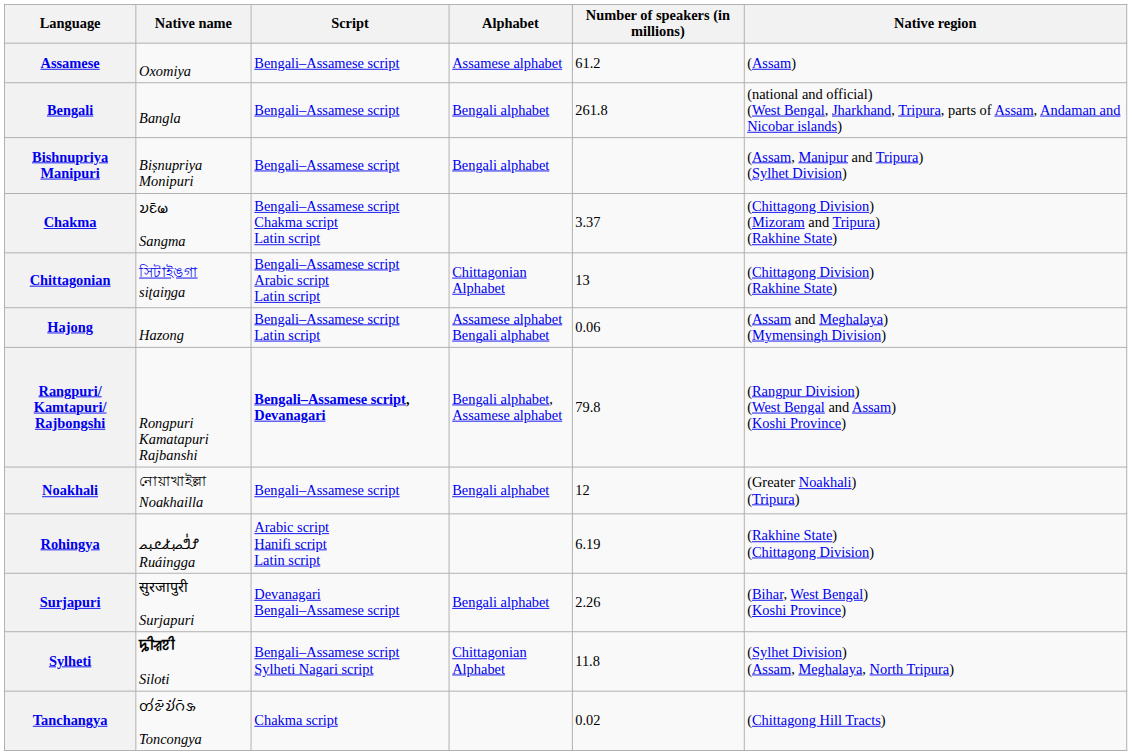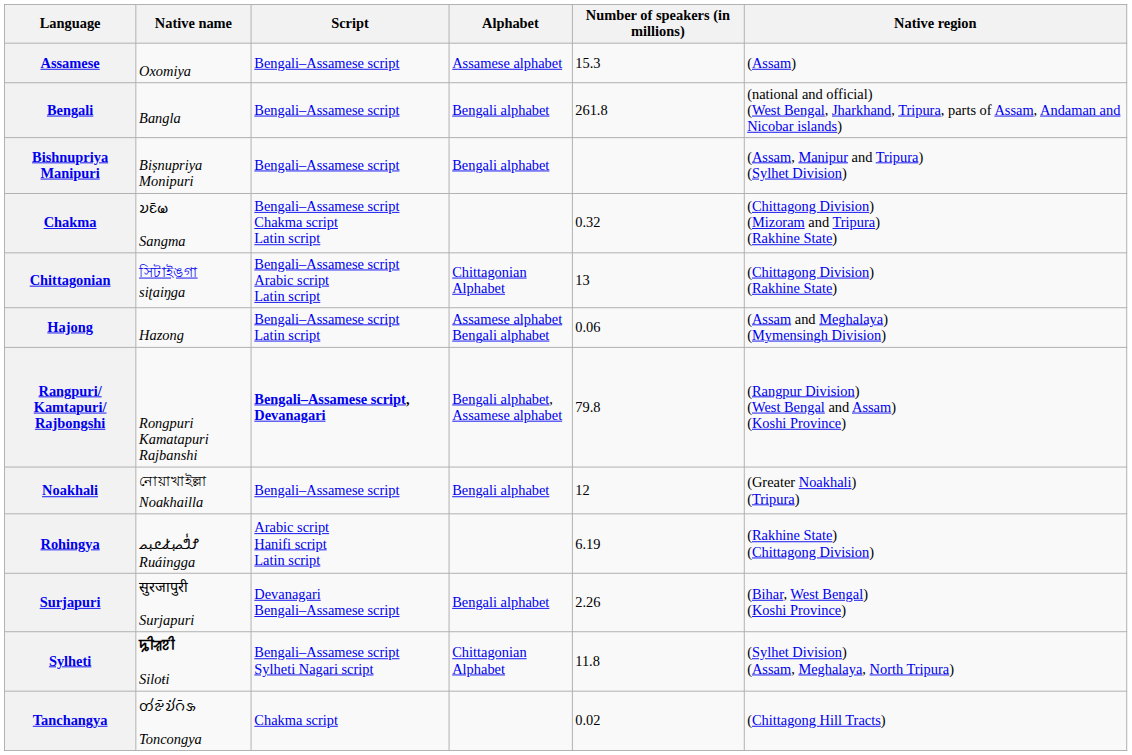(588, 63) 61.2 -> (588, 63) 15.3
(588, 222) 3.37 -> (588, 222) 0.32
